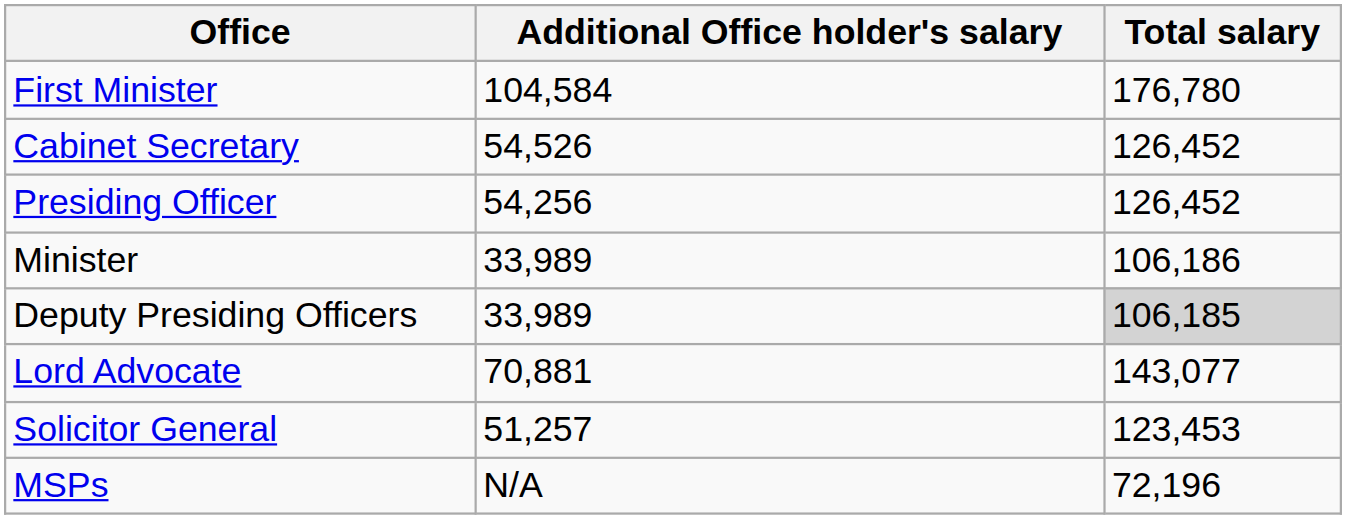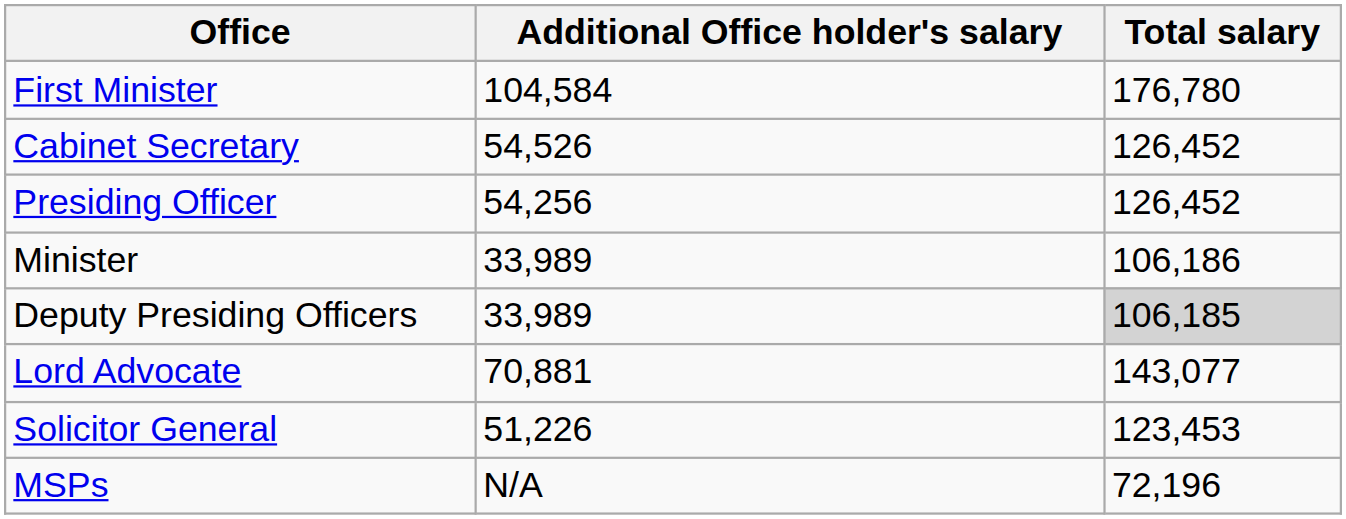(538, 428) 51,257 -> (538, 428) 51,226
